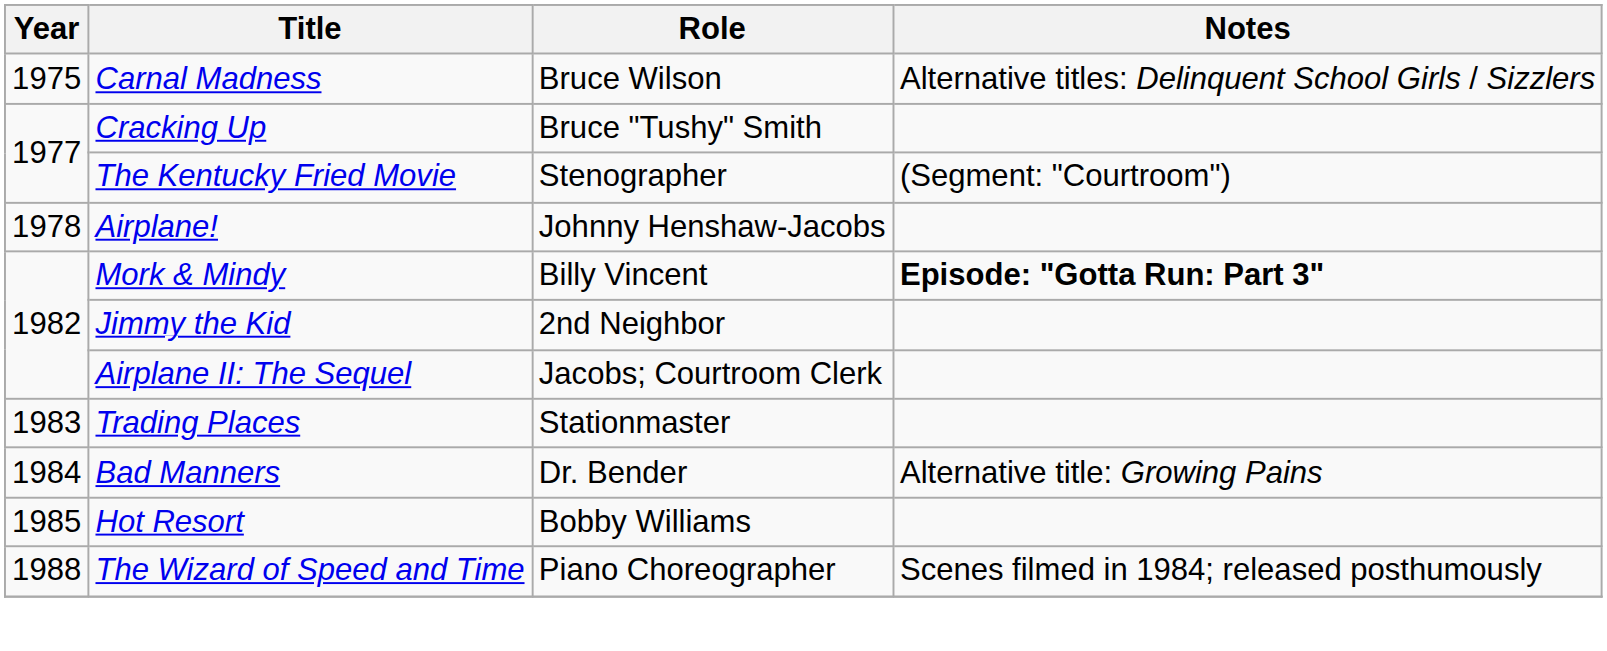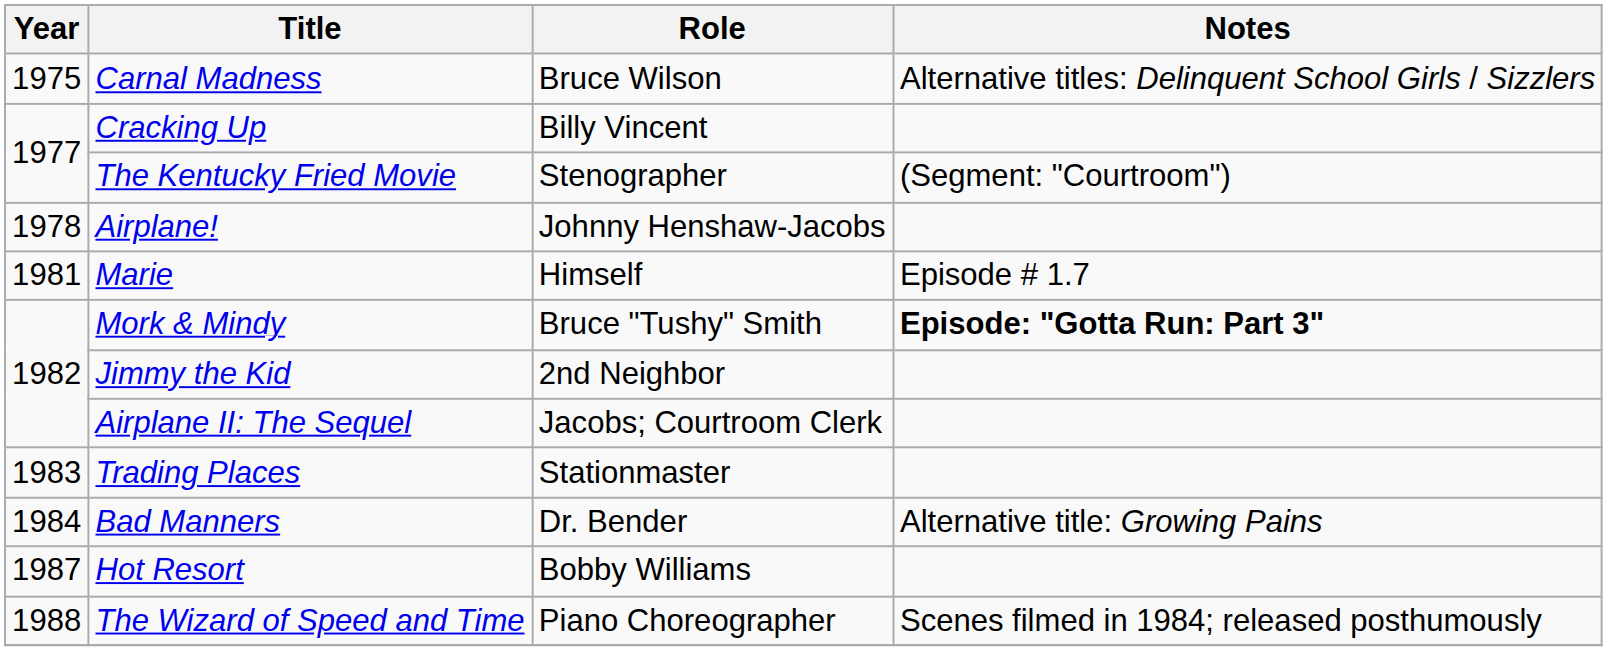(680, 127) Bruce "Tushy" Smith -> (623, 127) Billy Vincent
+ row: (134, 275)
(623, 275) Billy Vincent -> (680, 324) Bruce "Tushy" Smith
(47, 521) 1985 -> (47, 570) 1987
